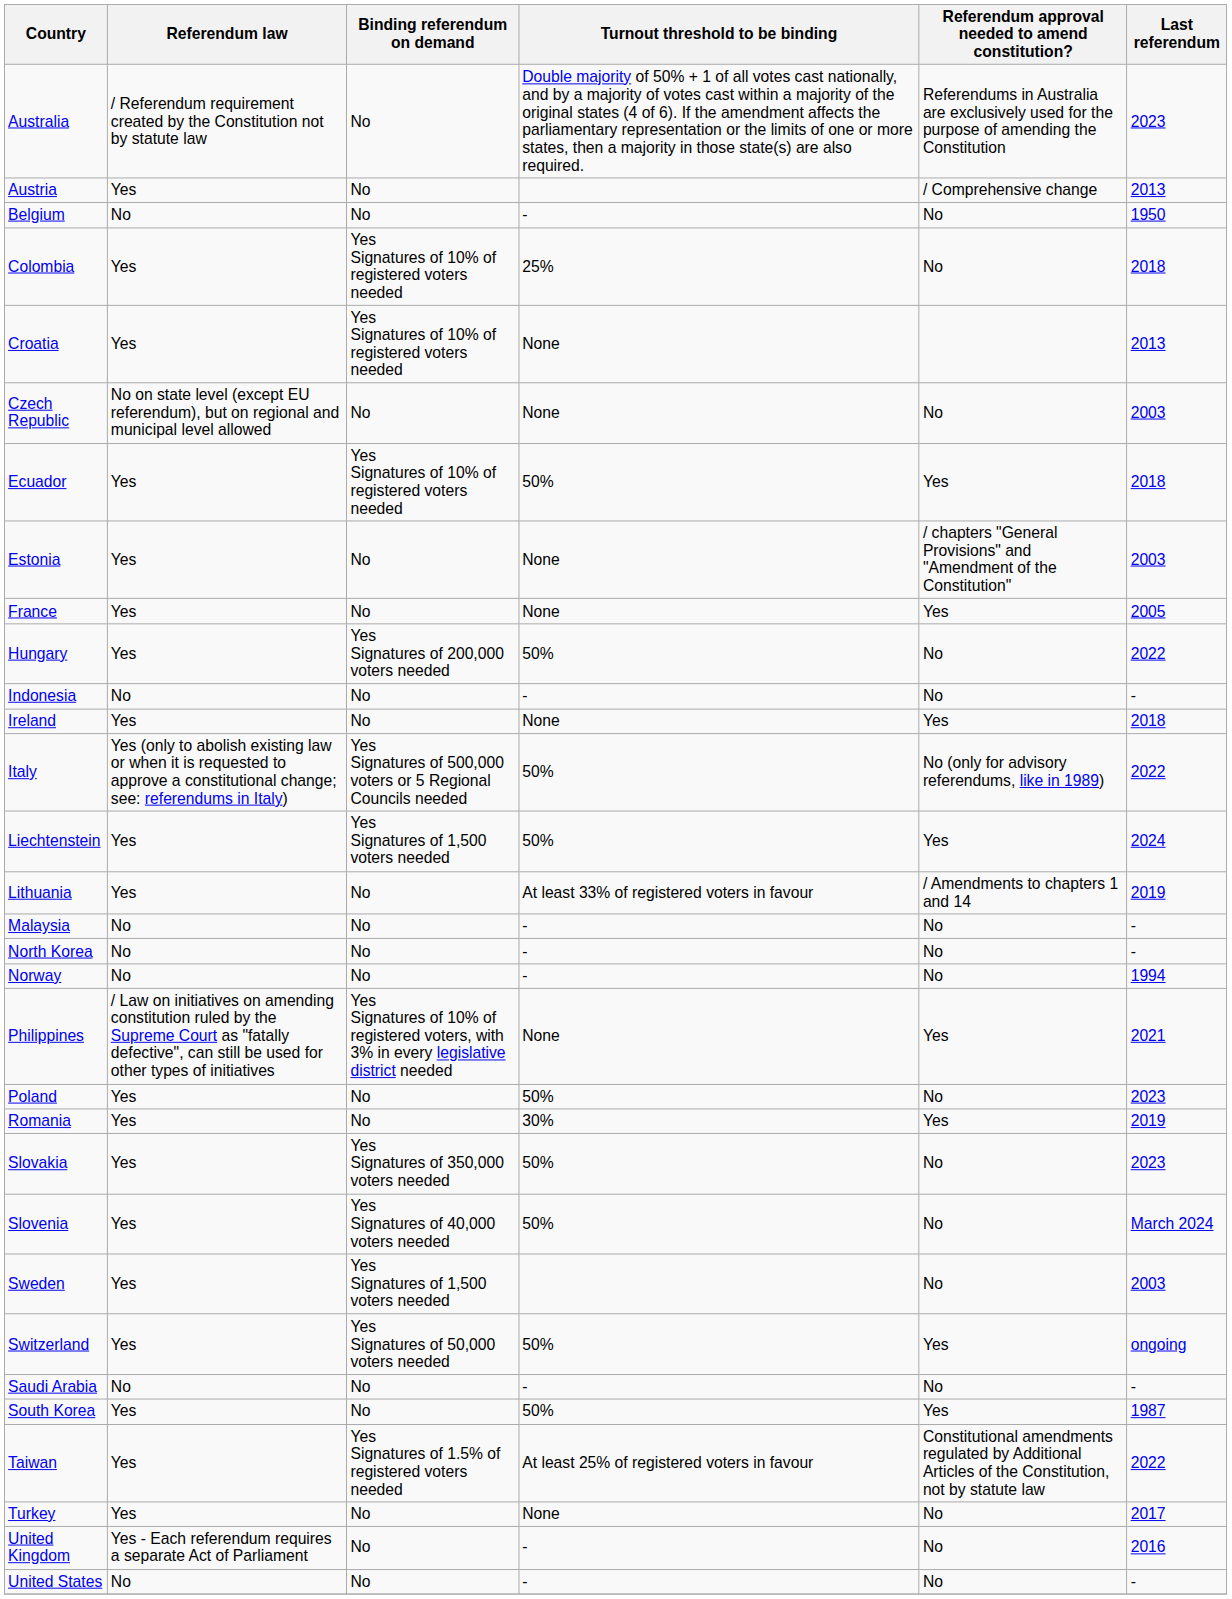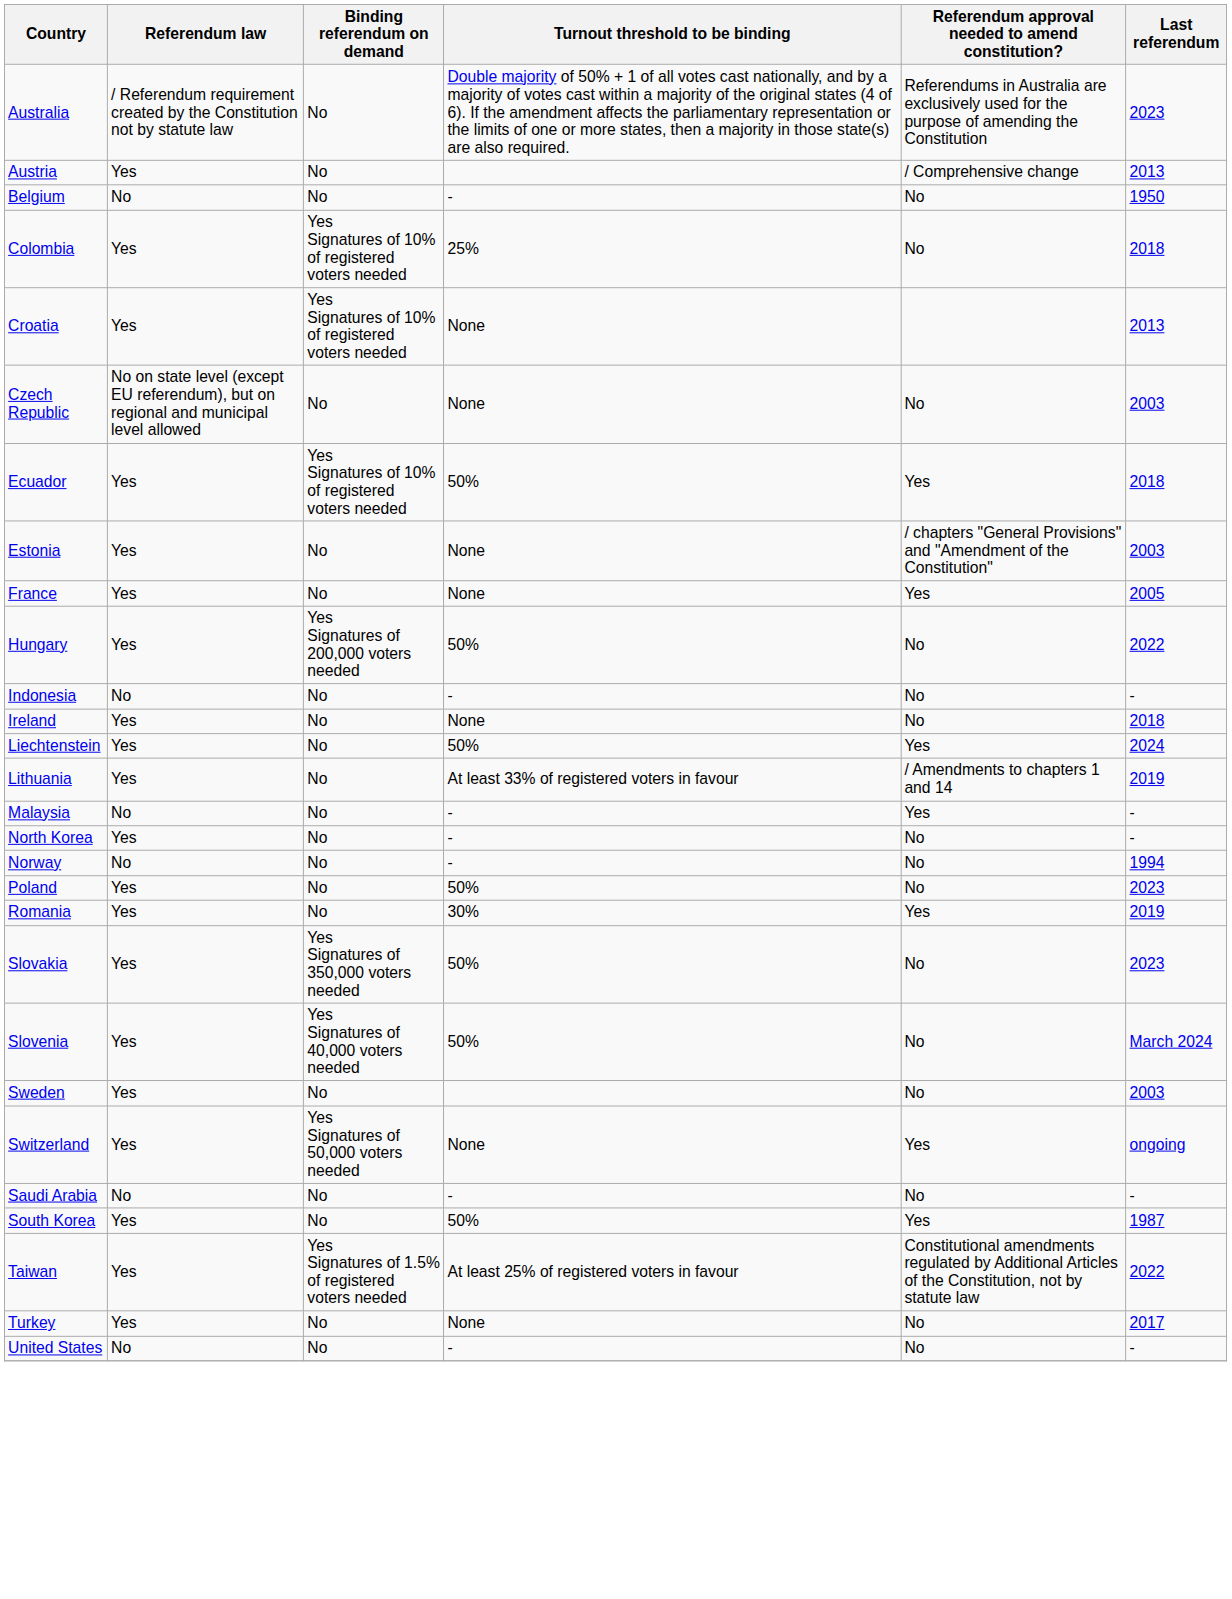(936, 721) Yes -> (914, 721) No
- row: (22, 772)
(418, 841) Yes Signatures of 1,500 voters needed -> (317, 745) No
(933, 926) No -> (917, 813) Yes
(121, 951) No -> (124, 838) Yes
- row: (46, 1036)
(418, 1284) Yes Signatures of 1,500 voters needed -> (317, 1093) No
(538, 1344) 50% -> (466, 1144) None
- row: (39, 1547)
